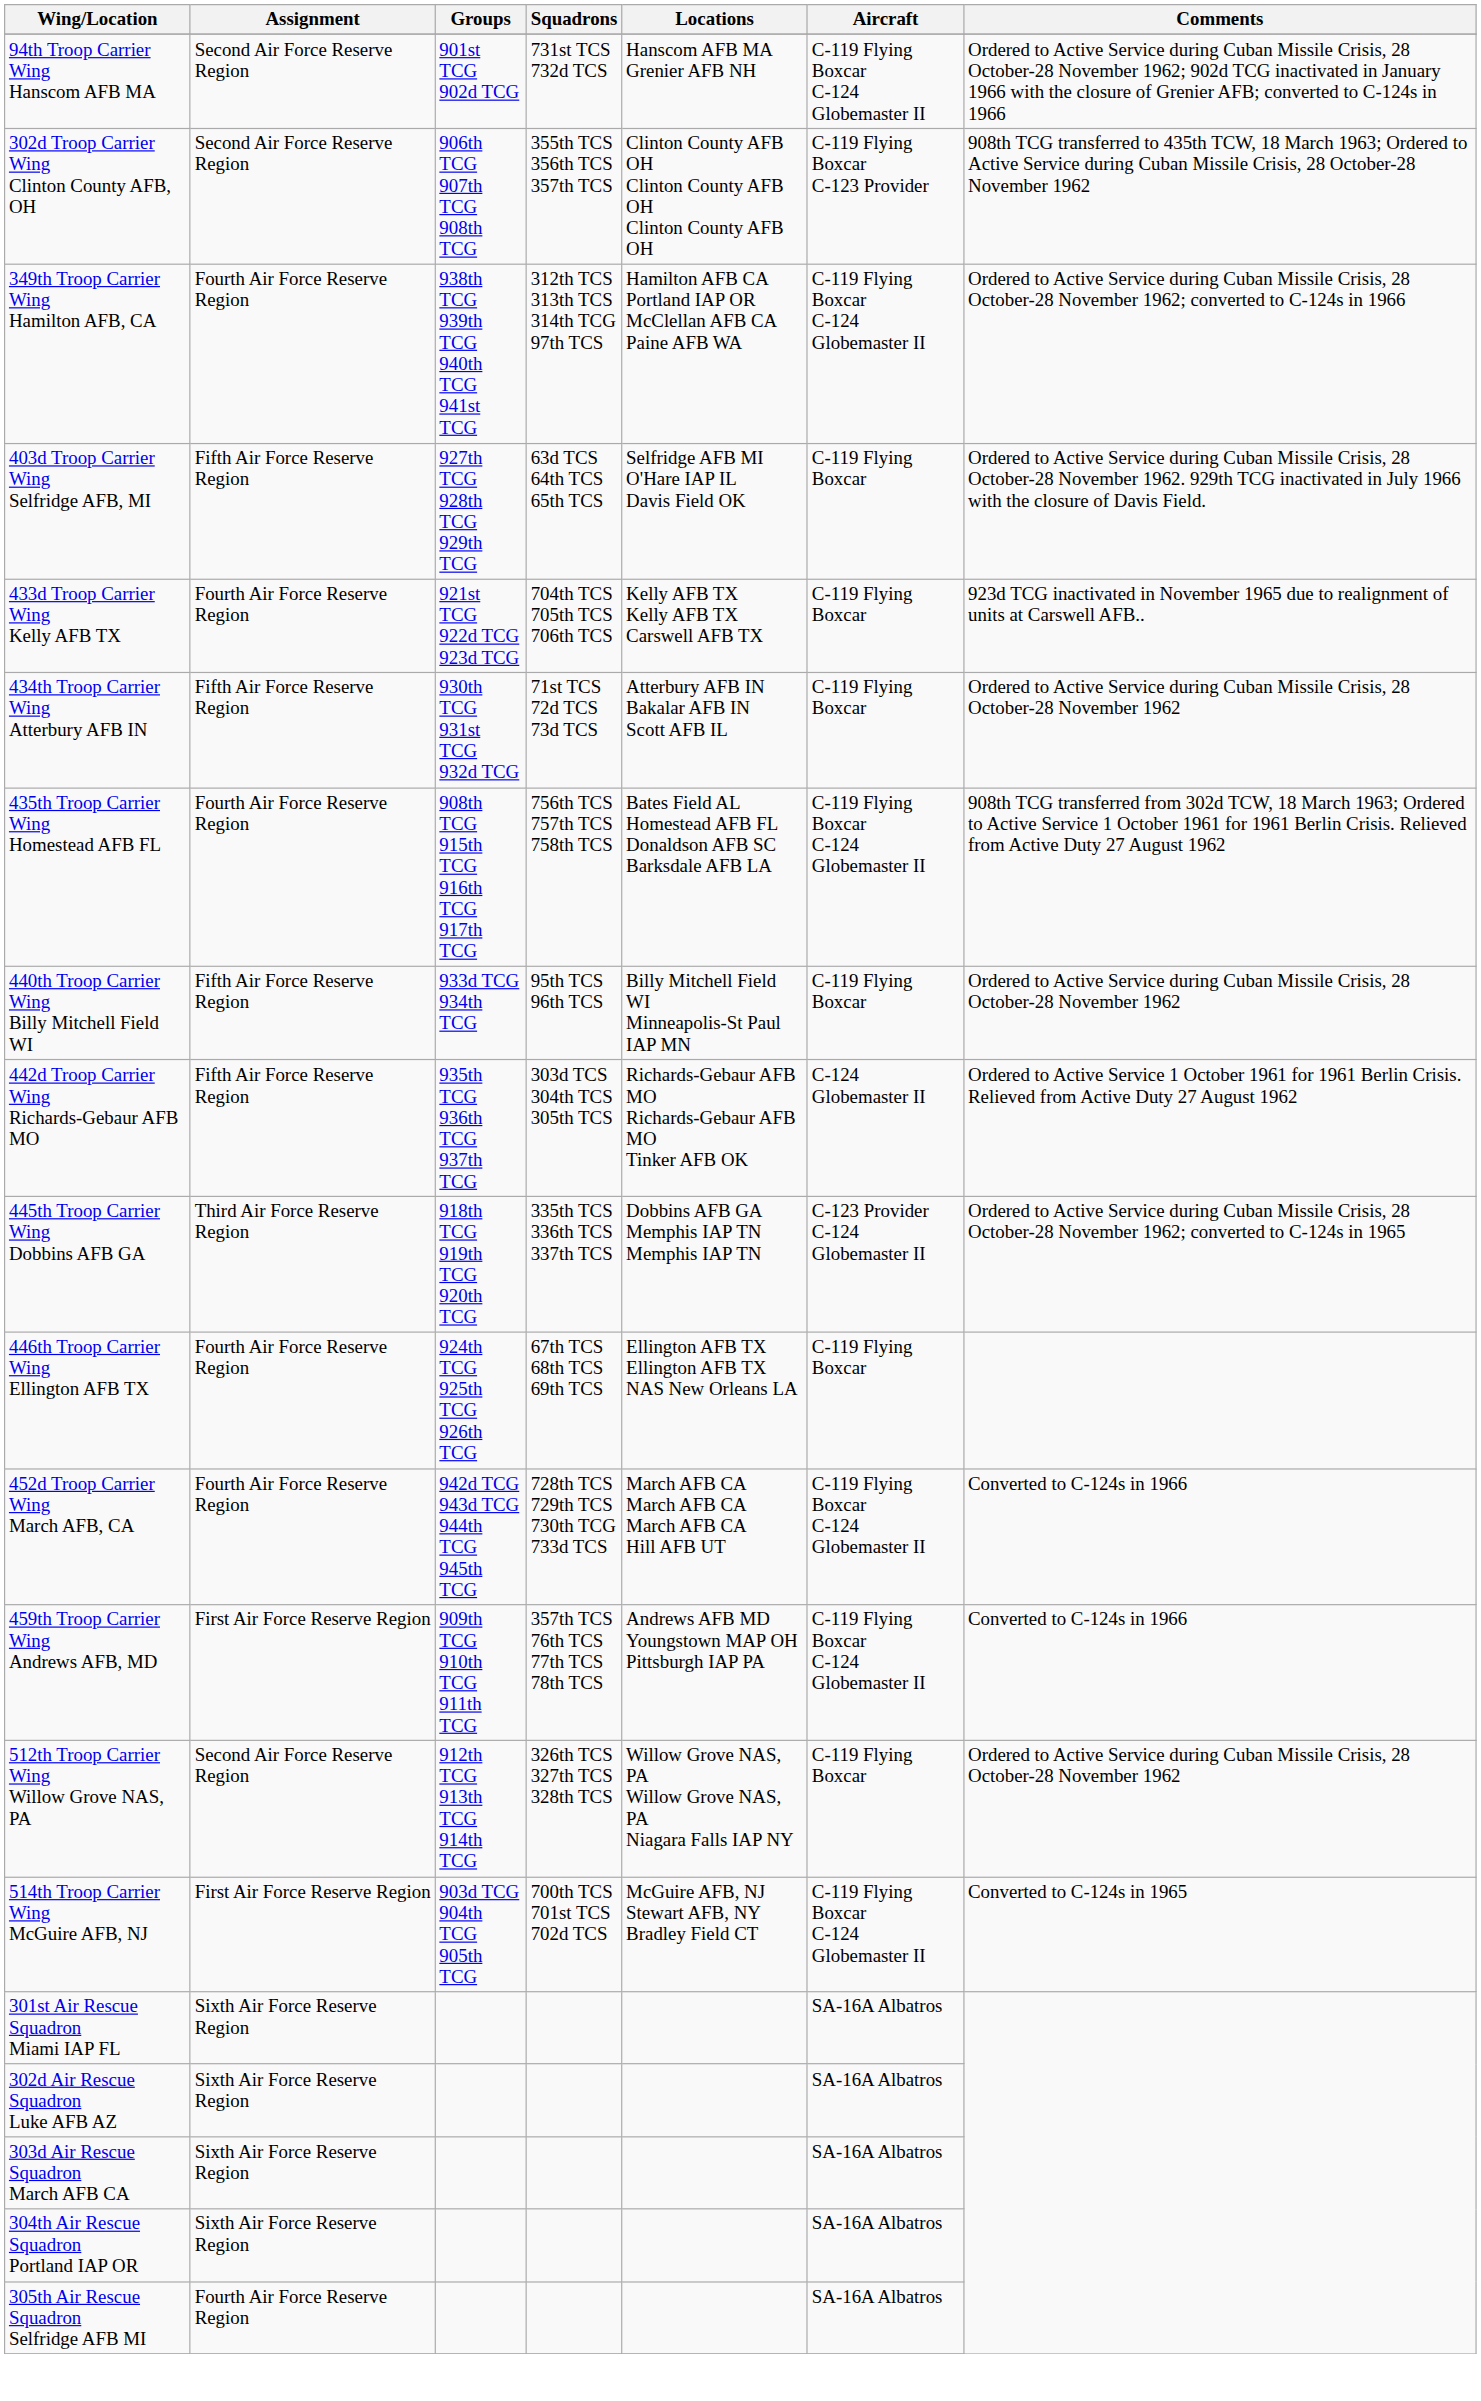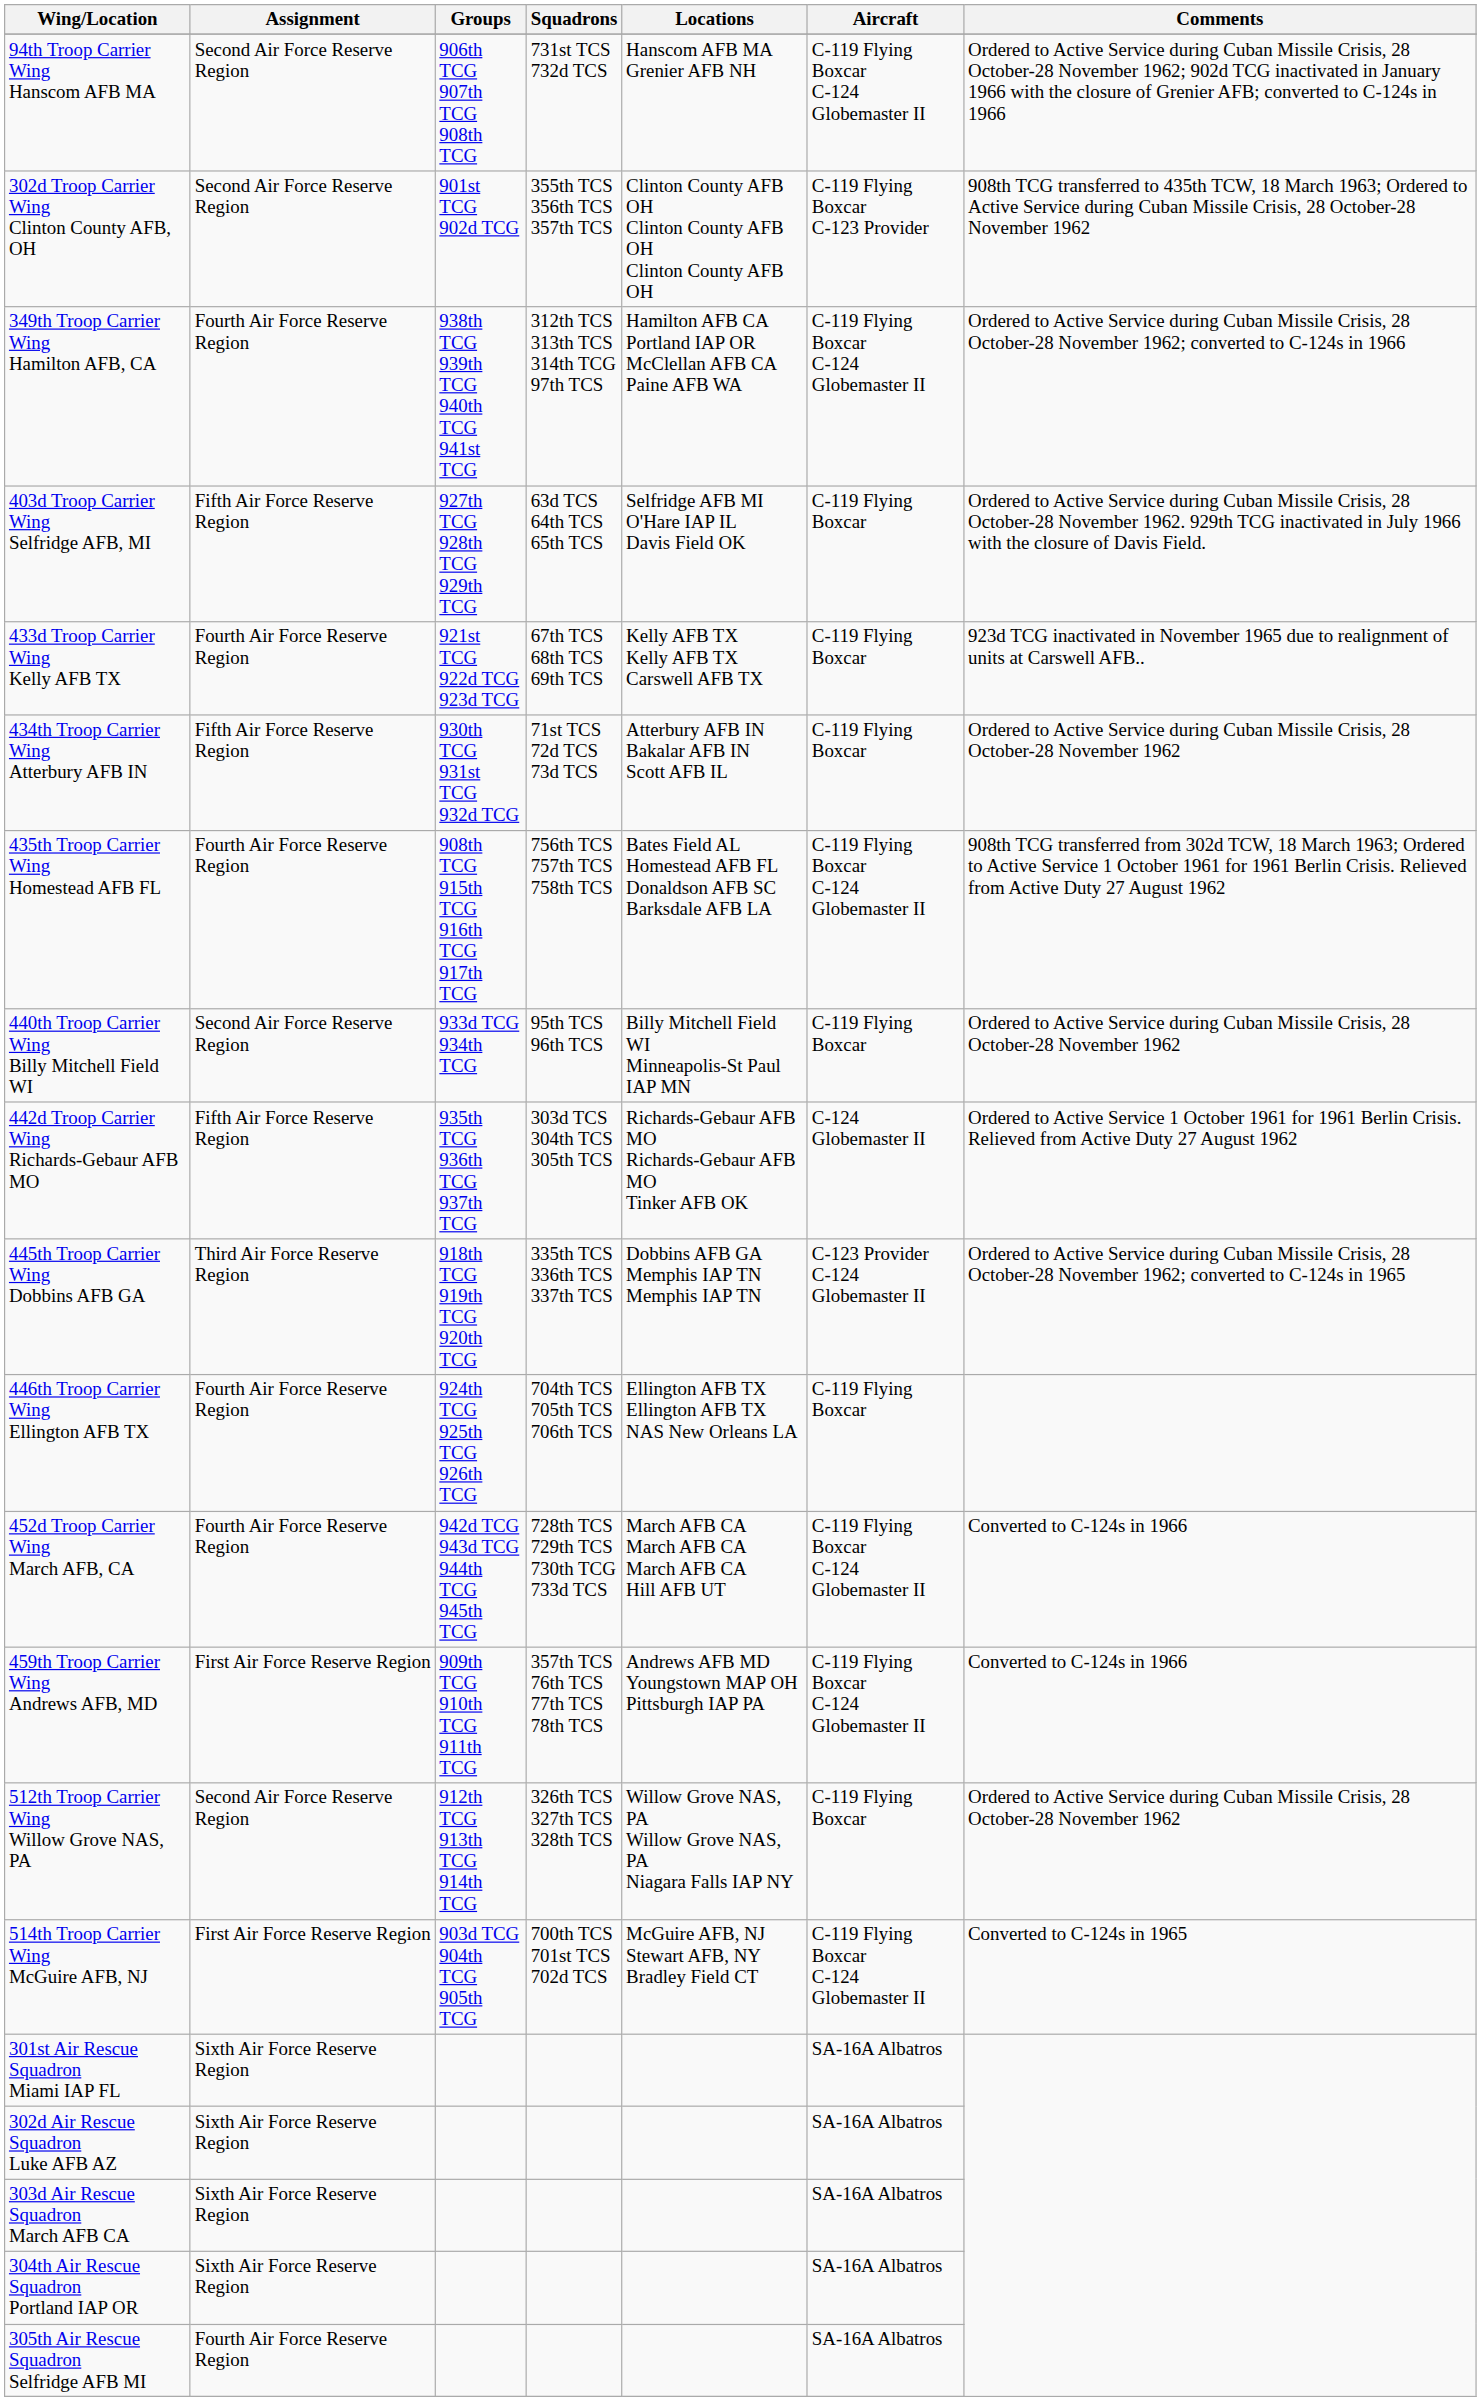(479, 70) 901st TCG 902d TCG -> (461, 102) 906th TCG 907th TCG 908th TCG
(461, 196) 906th TCG 907th TCG 908th TCG -> (479, 206) 901st TCG 902d TCG
(572, 615) 704th TCS 705th TCS 706th TCS -> (567, 657) 67th TCS 68th TCS 69th TCS
(284, 991) Fifth Air Force Reserve Region -> (293, 1034) Second Air Force Reserve Region
(567, 1368) 67th TCS 68th TCS 69th TCS -> (572, 1410) 704th TCS 705th TCS 706th TCS
